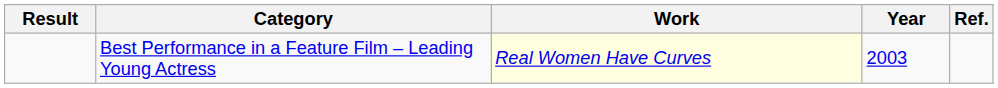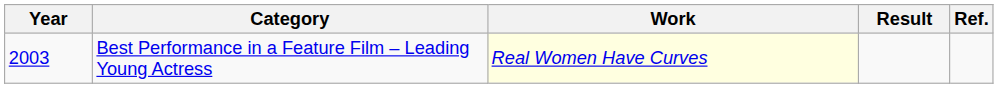columns swapped: (906, 18) <-> (50, 18)
